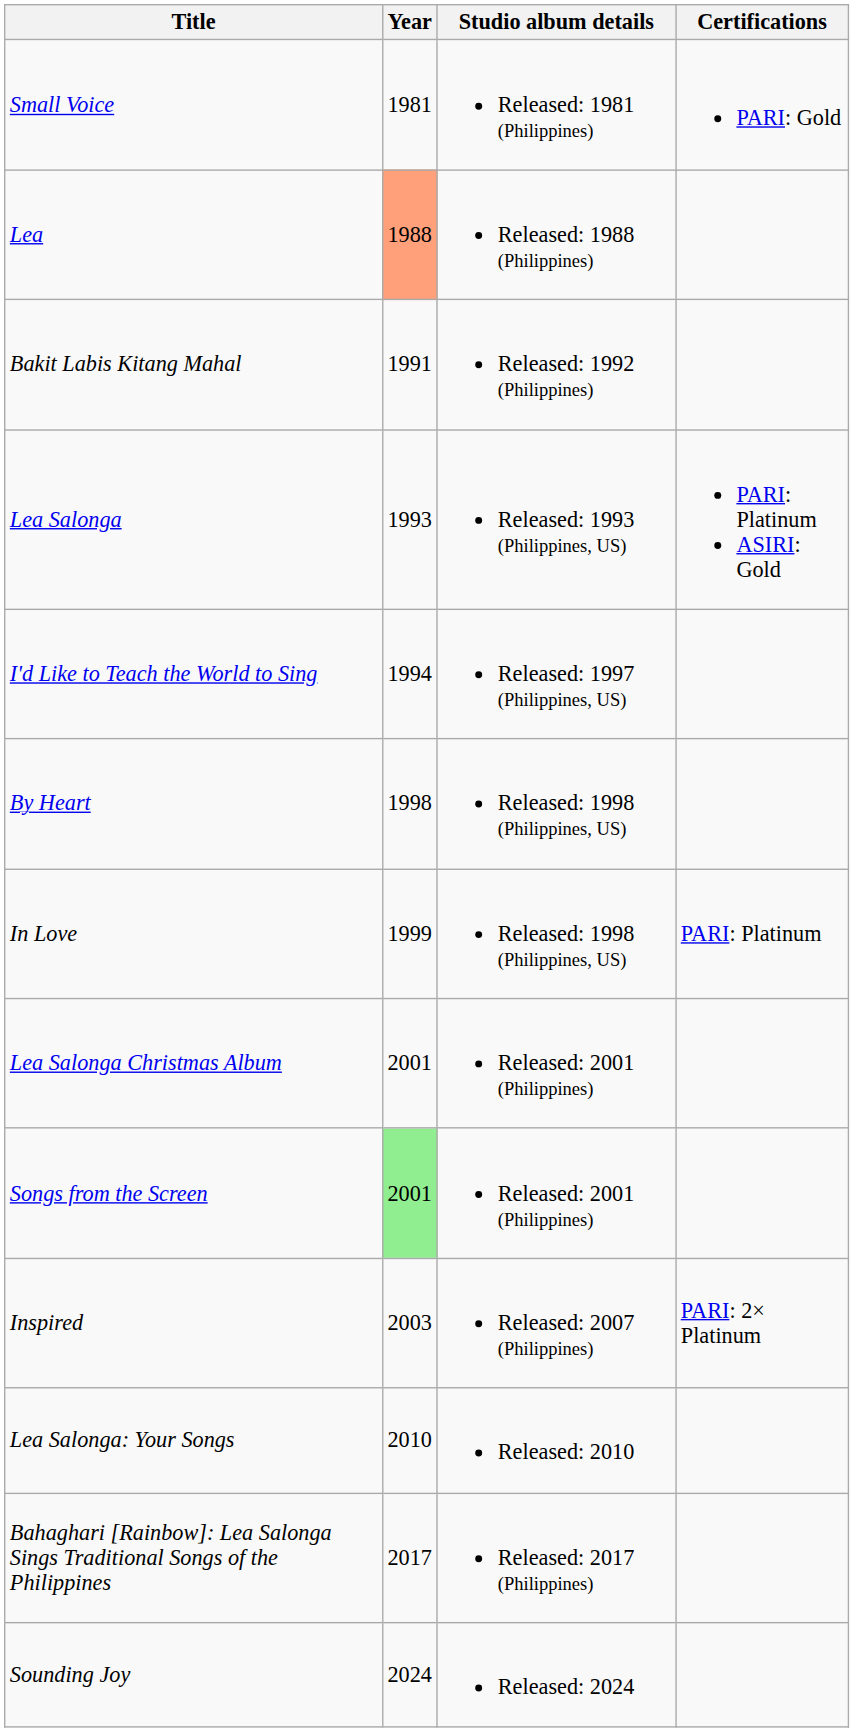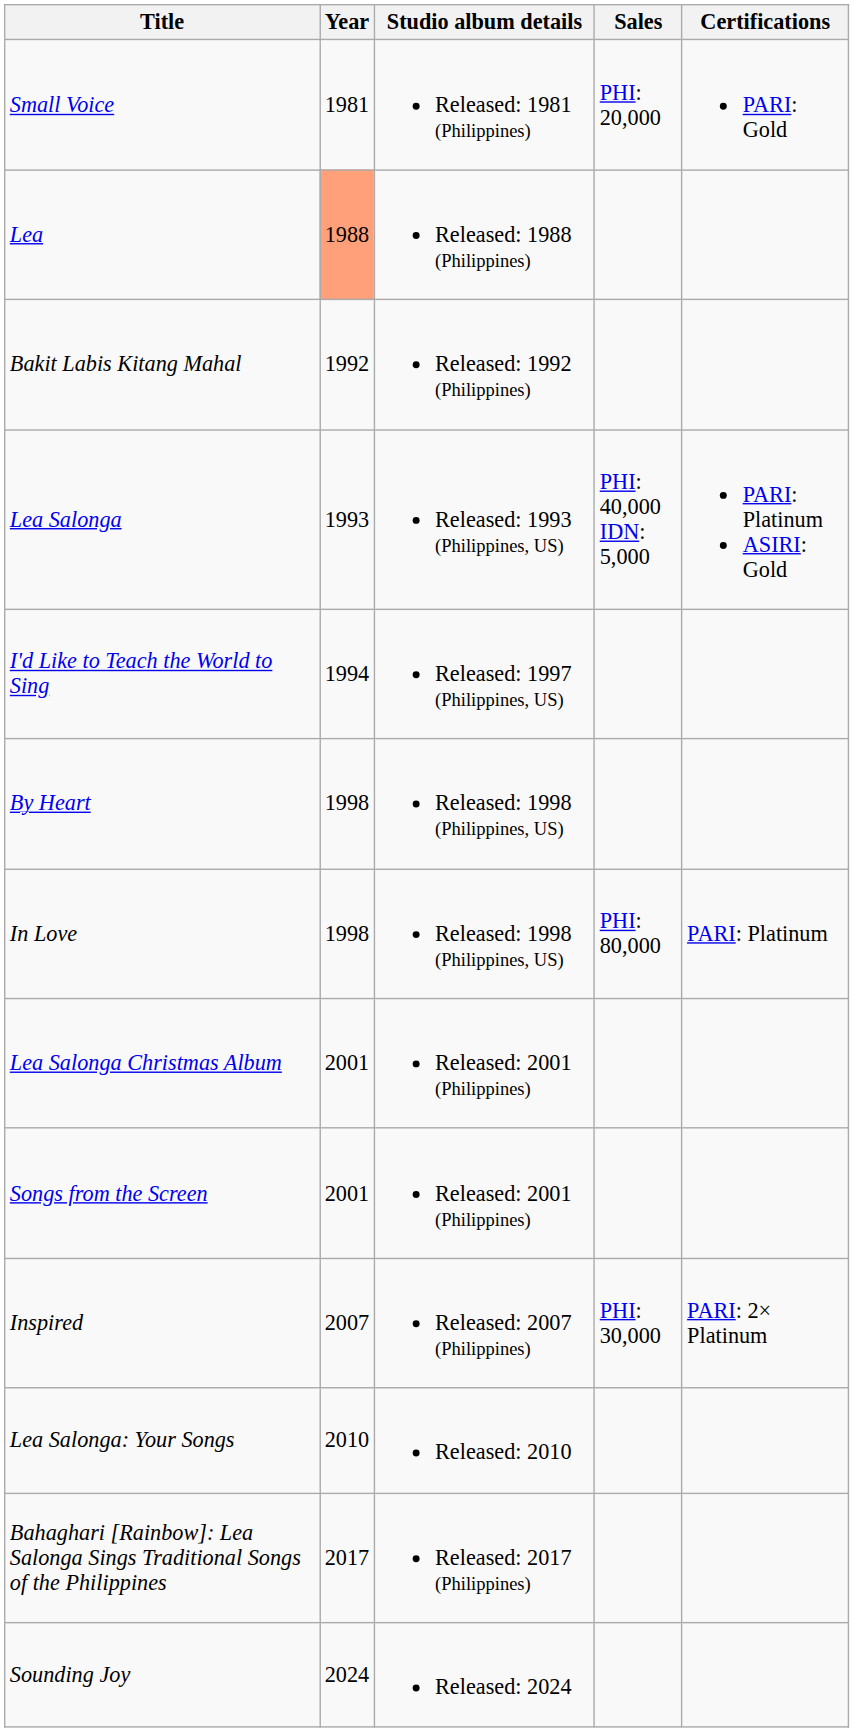+ column: (638, 22)
(410, 364) 1991 -> (347, 364) 1992
(410, 933) 1999 -> (347, 933) 1998
(410, 1193) lightgreen background -> (347, 1193) no background
(410, 1322) 2003 -> (347, 1322) 2007
